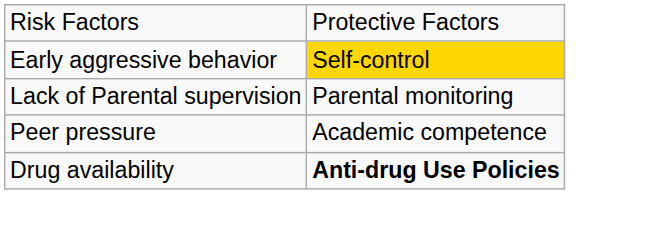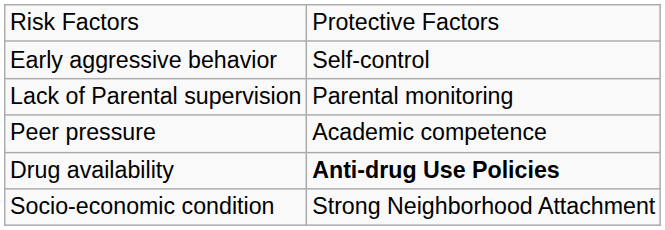(371, 59) gold background -> (371, 59) no background
+ row: (142, 206)
